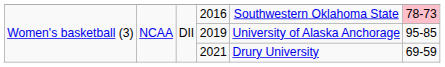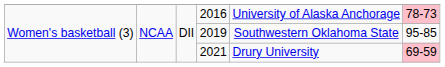(316, 14) Southwestern Oklahoma State -> (316, 14) University of Alaska Anchorage
(316, 33) University of Alaska Anchorage -> (316, 33) Southwestern Oklahoma State
(421, 52) no background -> (421, 52) pink background
